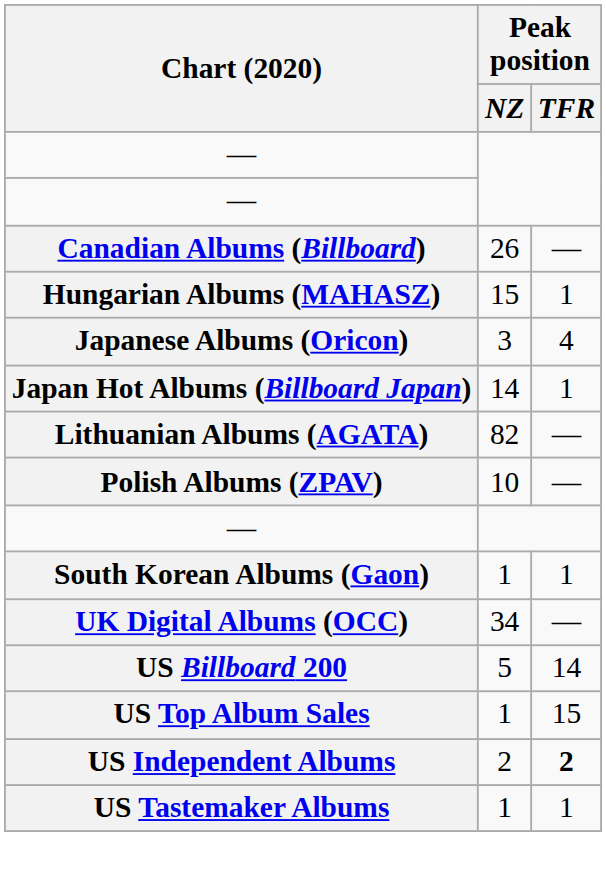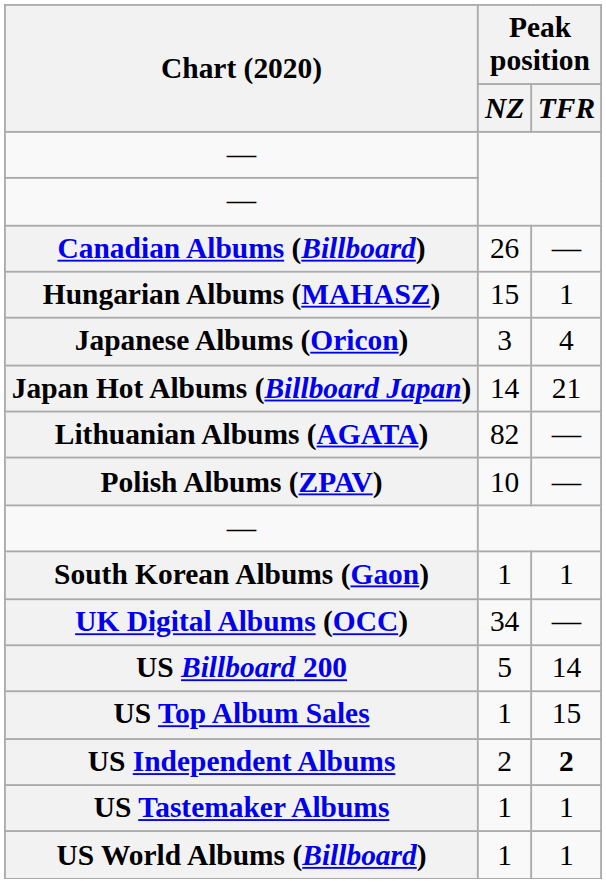(566, 387) 1 -> (566, 387) 21
+ row: (242, 854)
